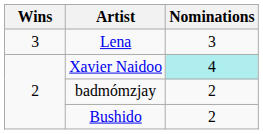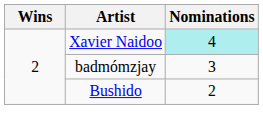- row: (116, 41)
(212, 91) 2 -> (212, 66) 3
